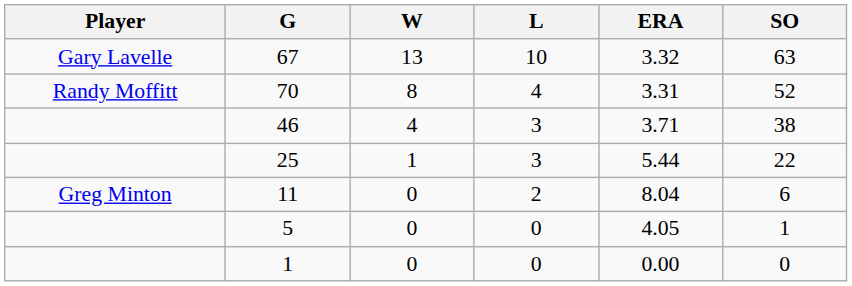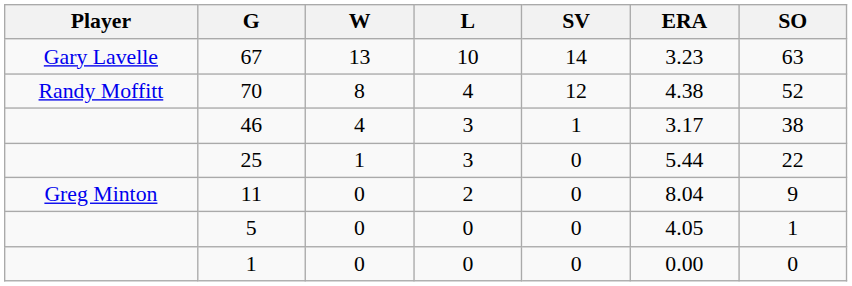+ column: (576, 21)
(660, 56) 3.32 -> (684, 56) 3.23
(660, 90) 3.31 -> (684, 90) 4.38
(660, 125) 3.71 -> (684, 125) 3.17
(785, 194) 6 -> (793, 194) 9
